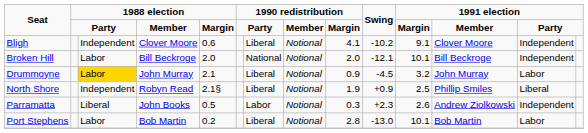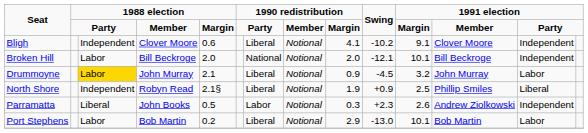(353, 120) 2.8 -> (353, 120) 2.9
